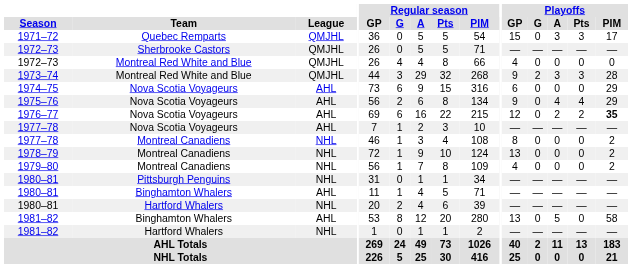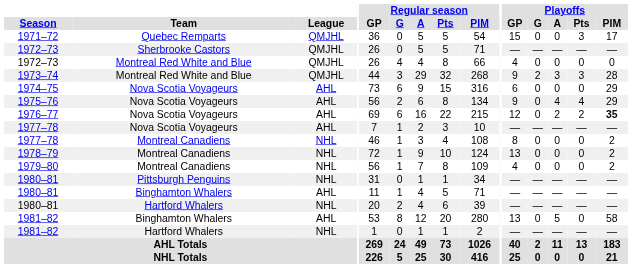(557, 36) 3 -> (557, 36) 0
